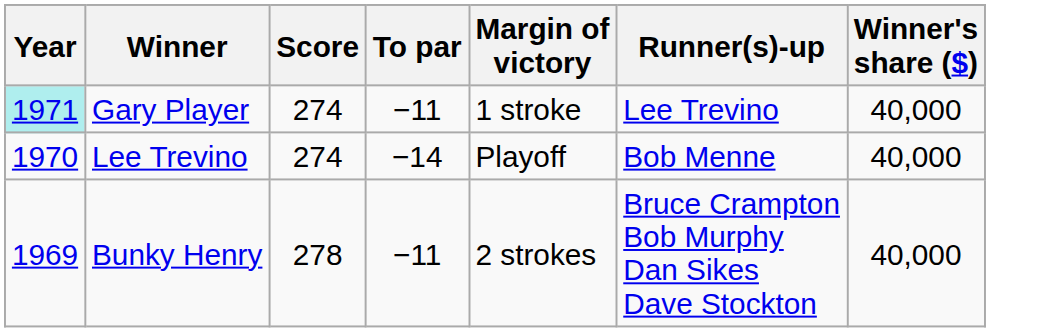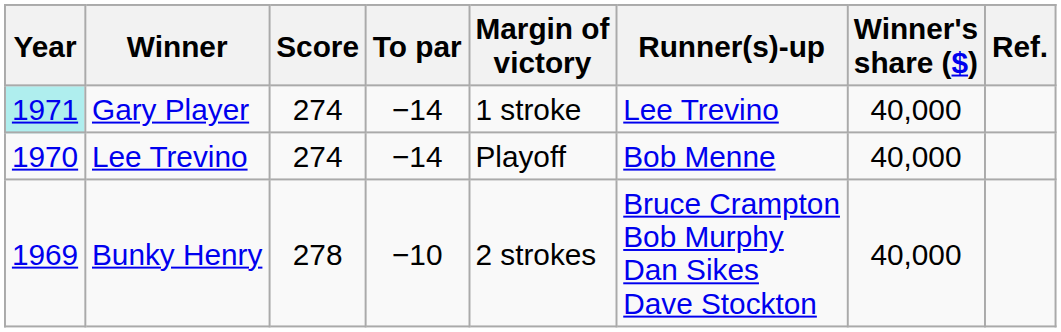+ column: (1020, 45)
(417, 109) −11 -> (417, 109) −14
(417, 254) −11 -> (417, 254) −10
